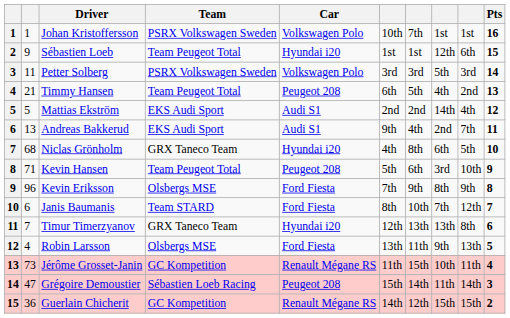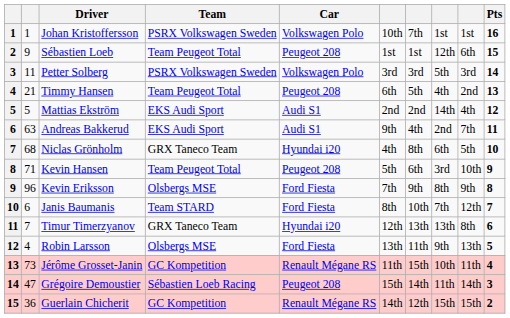(311, 52) Hyundai i20 -> (311, 52) Peugeot 208
(30, 130) 13 -> (30, 130) 63
